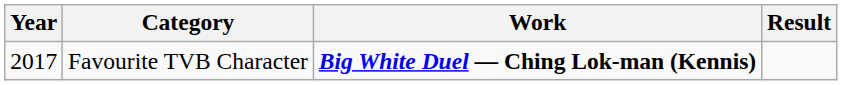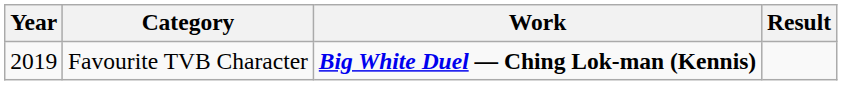(34, 60) 2017 -> (34, 60) 2019
